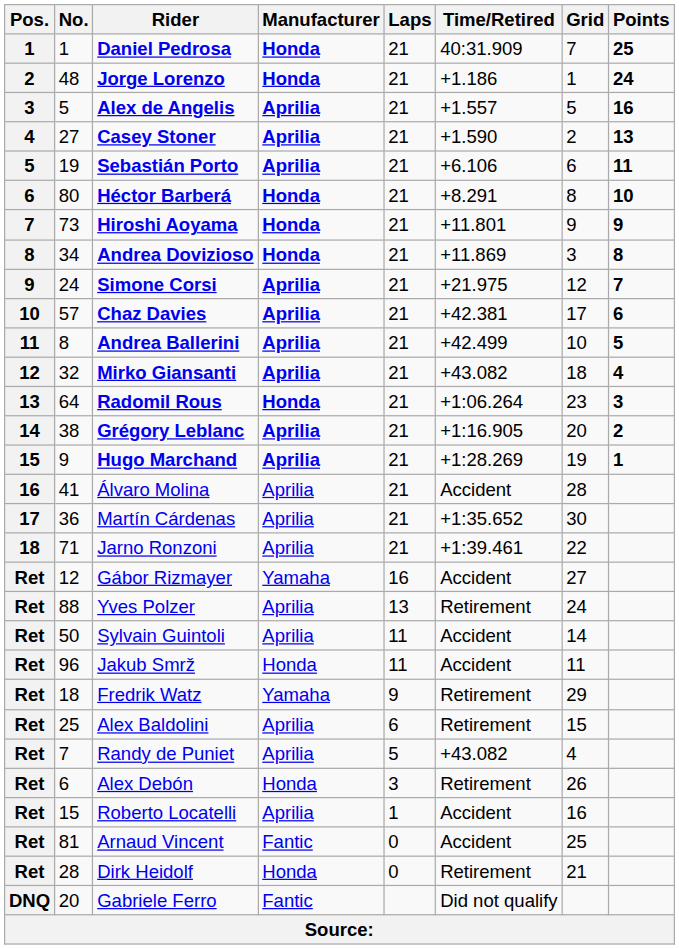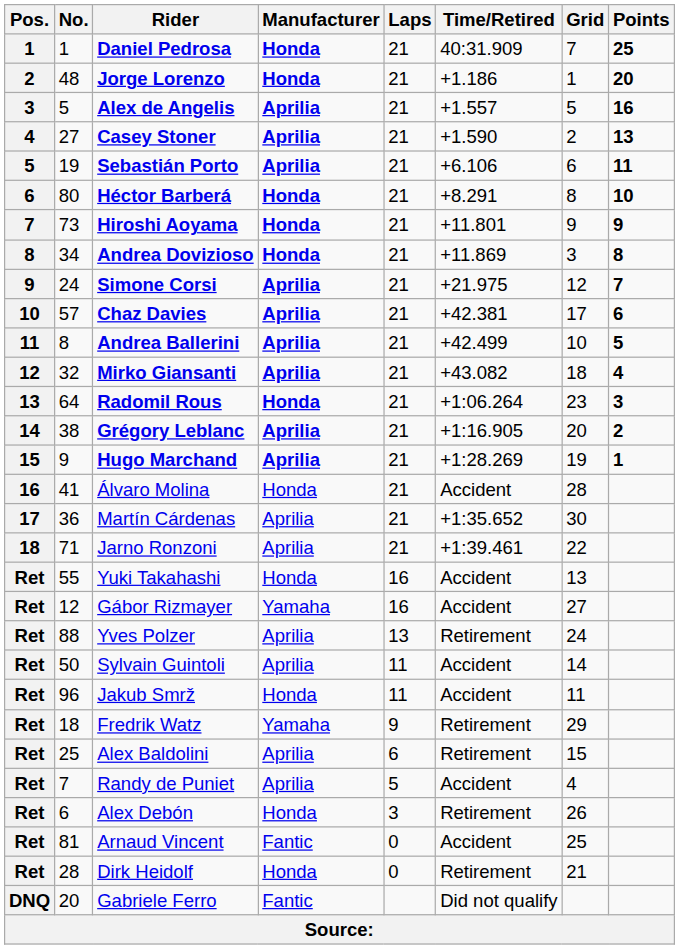(623, 78) 24 -> (623, 78) 20
(288, 489) Aprilia -> (290, 489) Honda
+ row: (159, 577)
(474, 753) +43.082 -> (476, 783) Accident
- row: (167, 812)
